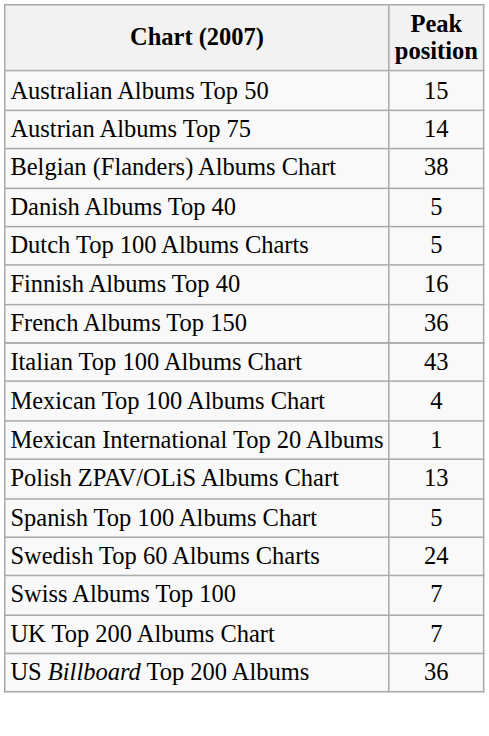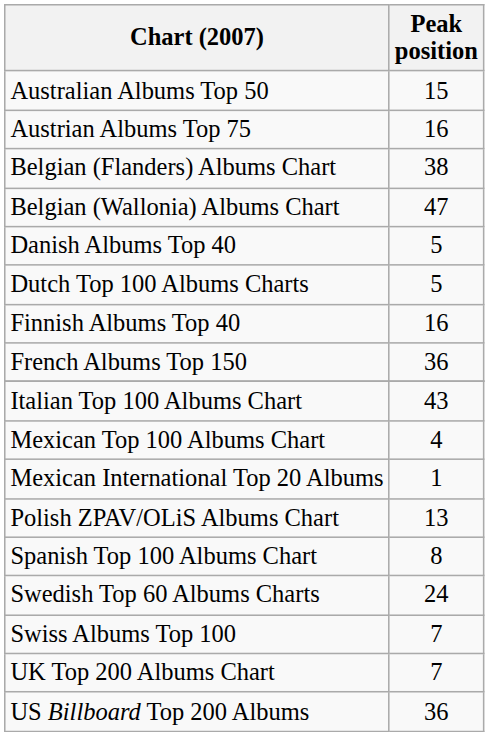(436, 129) 14 -> (436, 129) 16
+ row: (175, 206)
(436, 517) 5 -> (436, 556) 8
